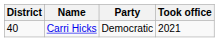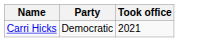- column: (24, 12)
